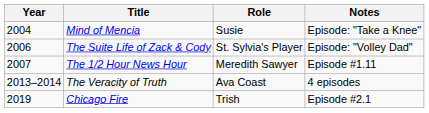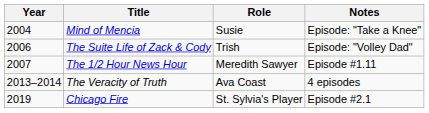(259, 47) St. Sylvia's Player -> (228, 47) Trish
(228, 99) Trish -> (259, 99) St. Sylvia's Player
